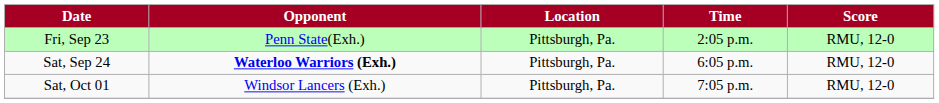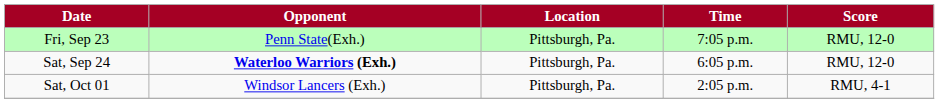(725, 39) 2:05 p.m. -> (725, 39) 7:05 p.m.
(725, 86) 7:05 p.m. -> (725, 86) 2:05 p.m.
(860, 86) RMU, 12-0 -> (860, 86) RMU, 4-1
